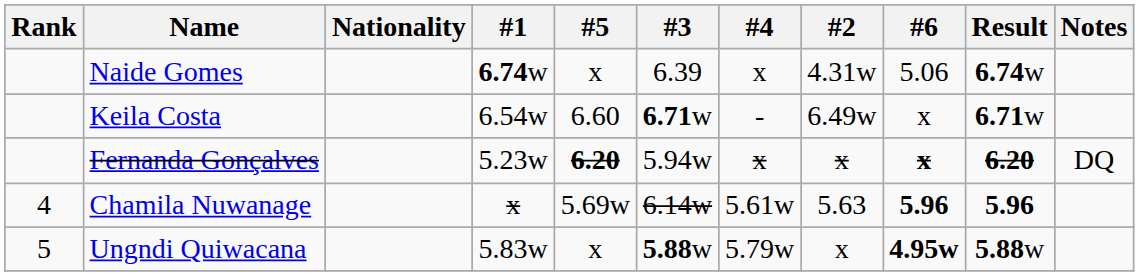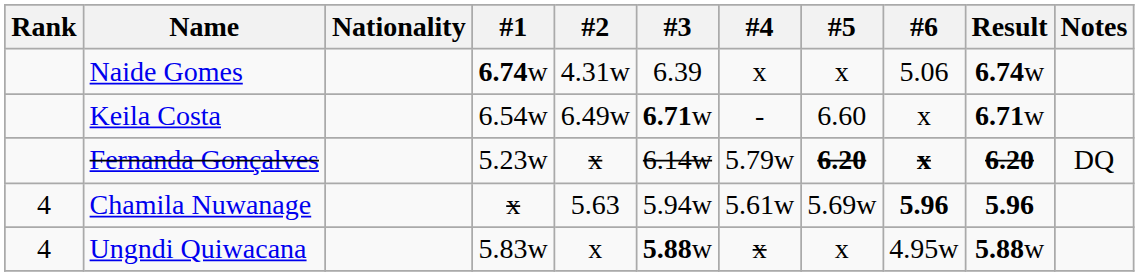columns swapped: (842, 26) <-> (595, 26)
(677, 159) 5.94w -> (677, 159) 6.14w
(760, 159) x -> (760, 159) 5.79w
(677, 204) 6.14w -> (677, 204) 5.94w
(44, 248) 5 -> (44, 248) 4
(760, 248) 5.79w -> (760, 248) x
(924, 248) bold -> (924, 248) normal
